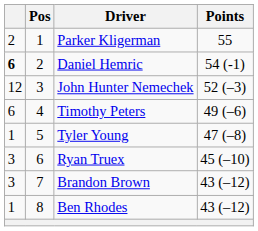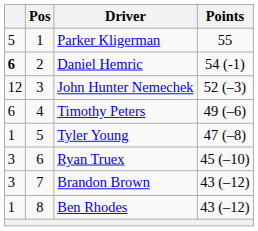(11, 40) 2 -> (11, 40) 5
